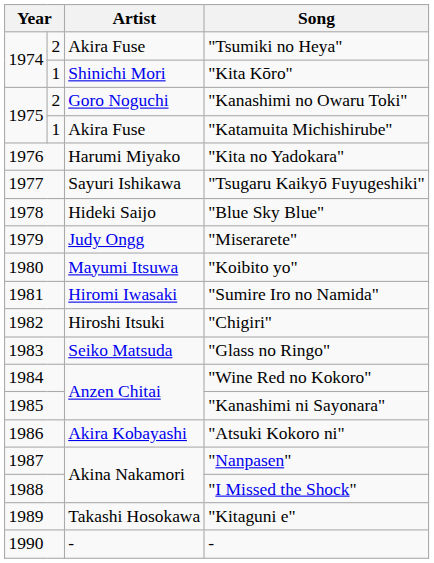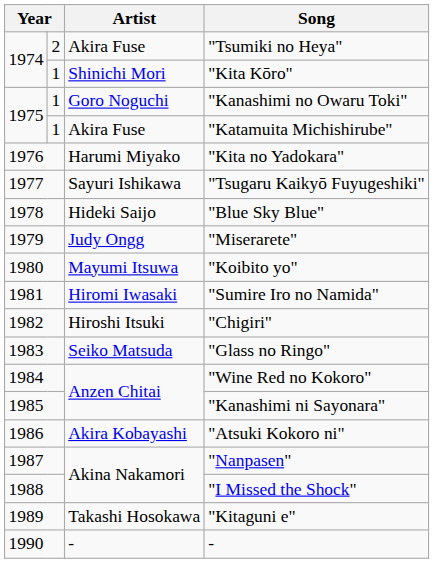(56, 101) 2 -> (56, 101) 1
